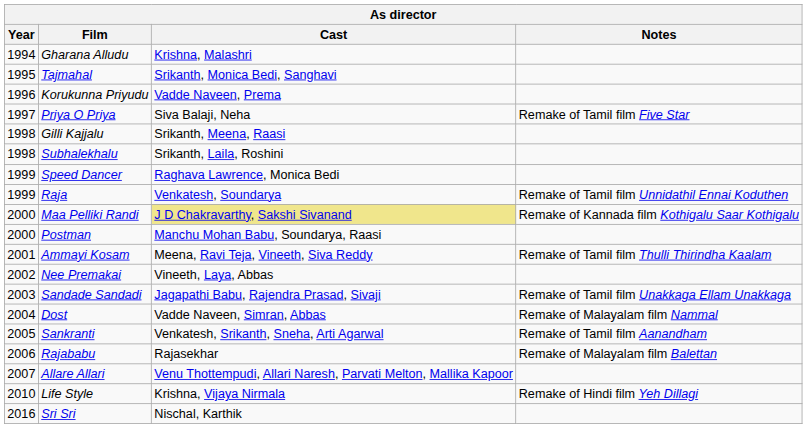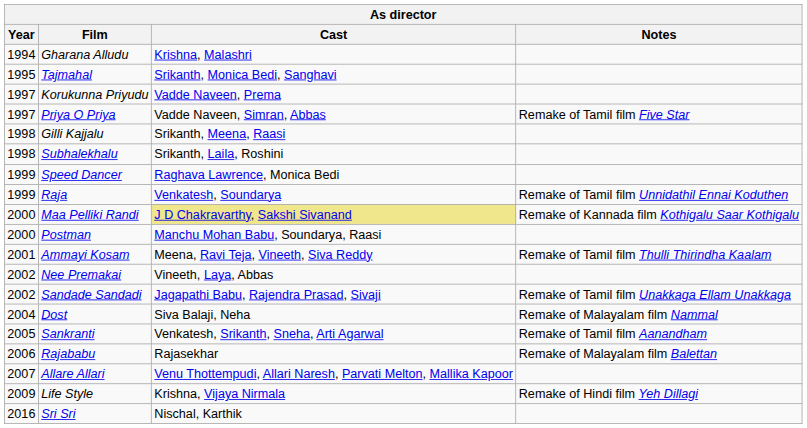(21, 94) 1996 -> (21, 94) 1997
(202, 114) Siva Balaji, Neha -> (240, 114) Vadde Naveen, Simran, Abbas
(21, 294) 2003 -> (21, 294) 2002
(240, 314) Vadde Naveen, Simran, Abbas -> (202, 314) Siva Balaji, Neha
(21, 394) 2010 -> (21, 394) 2009
